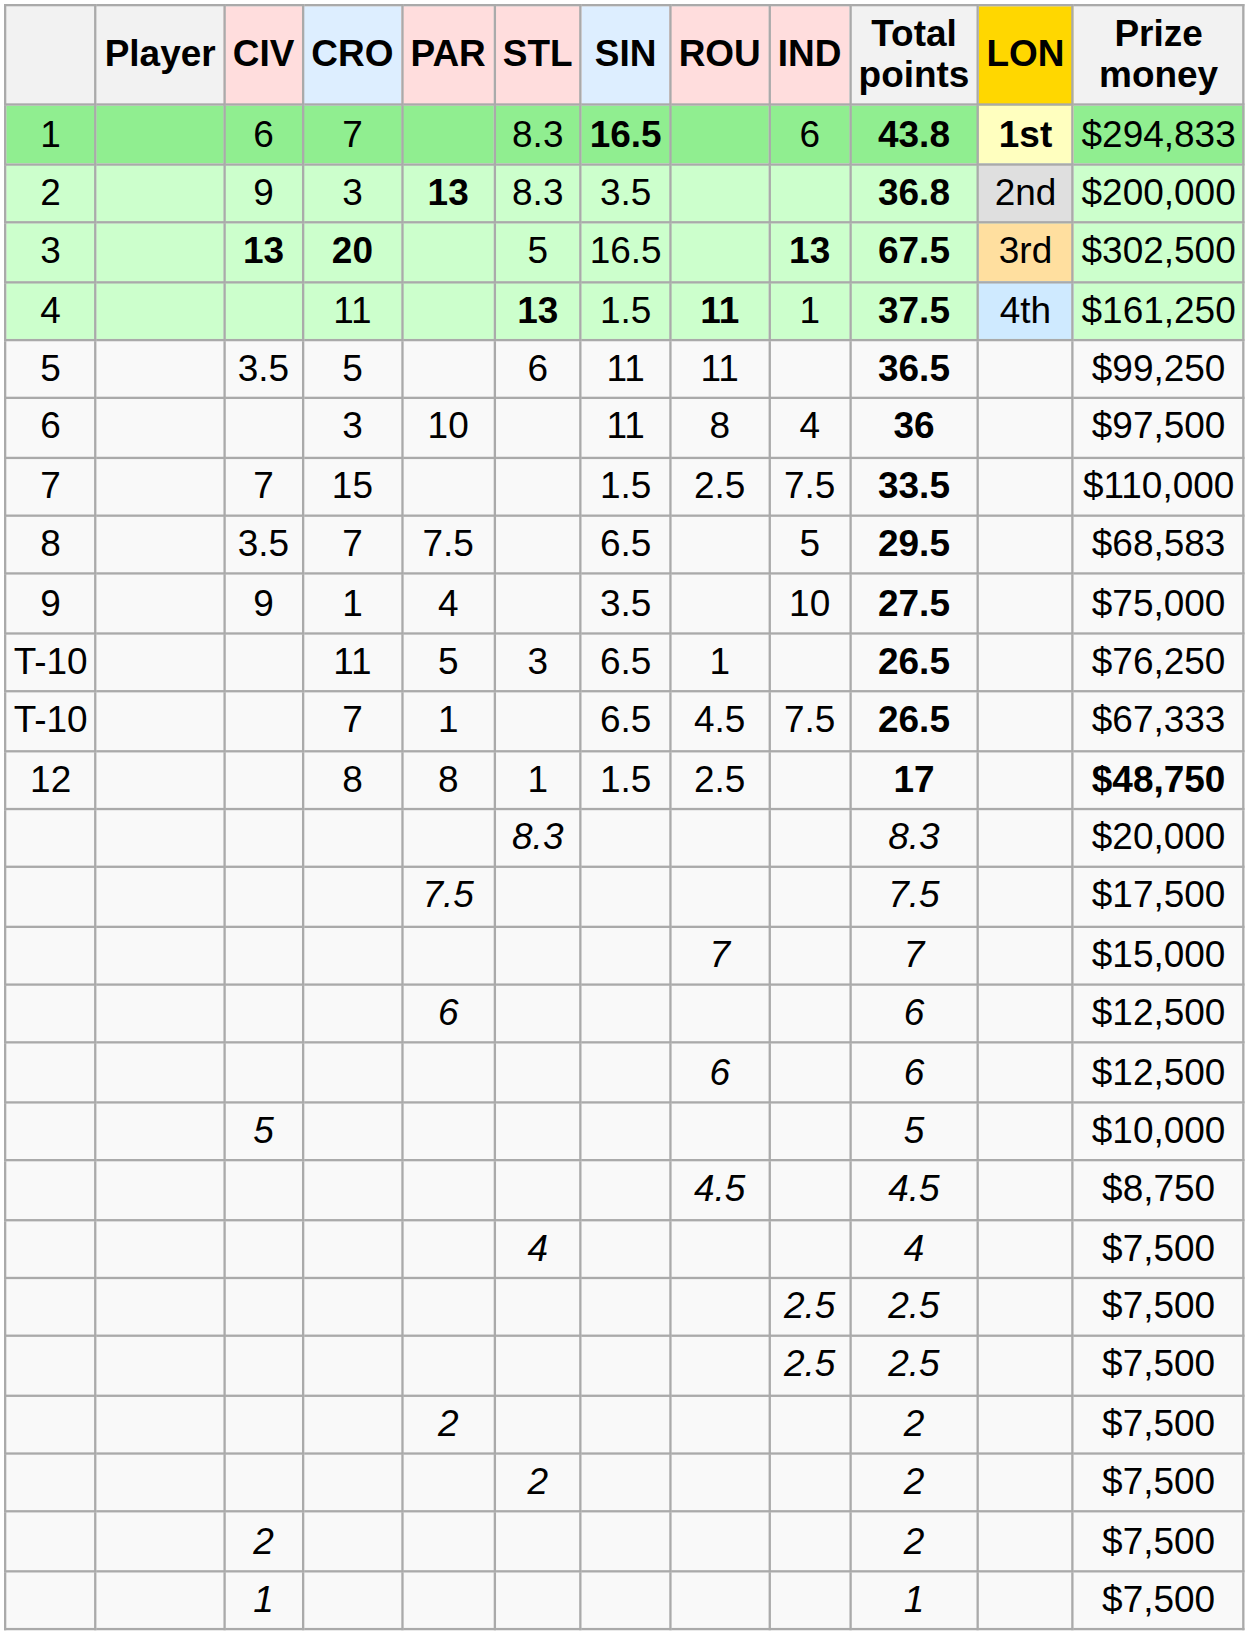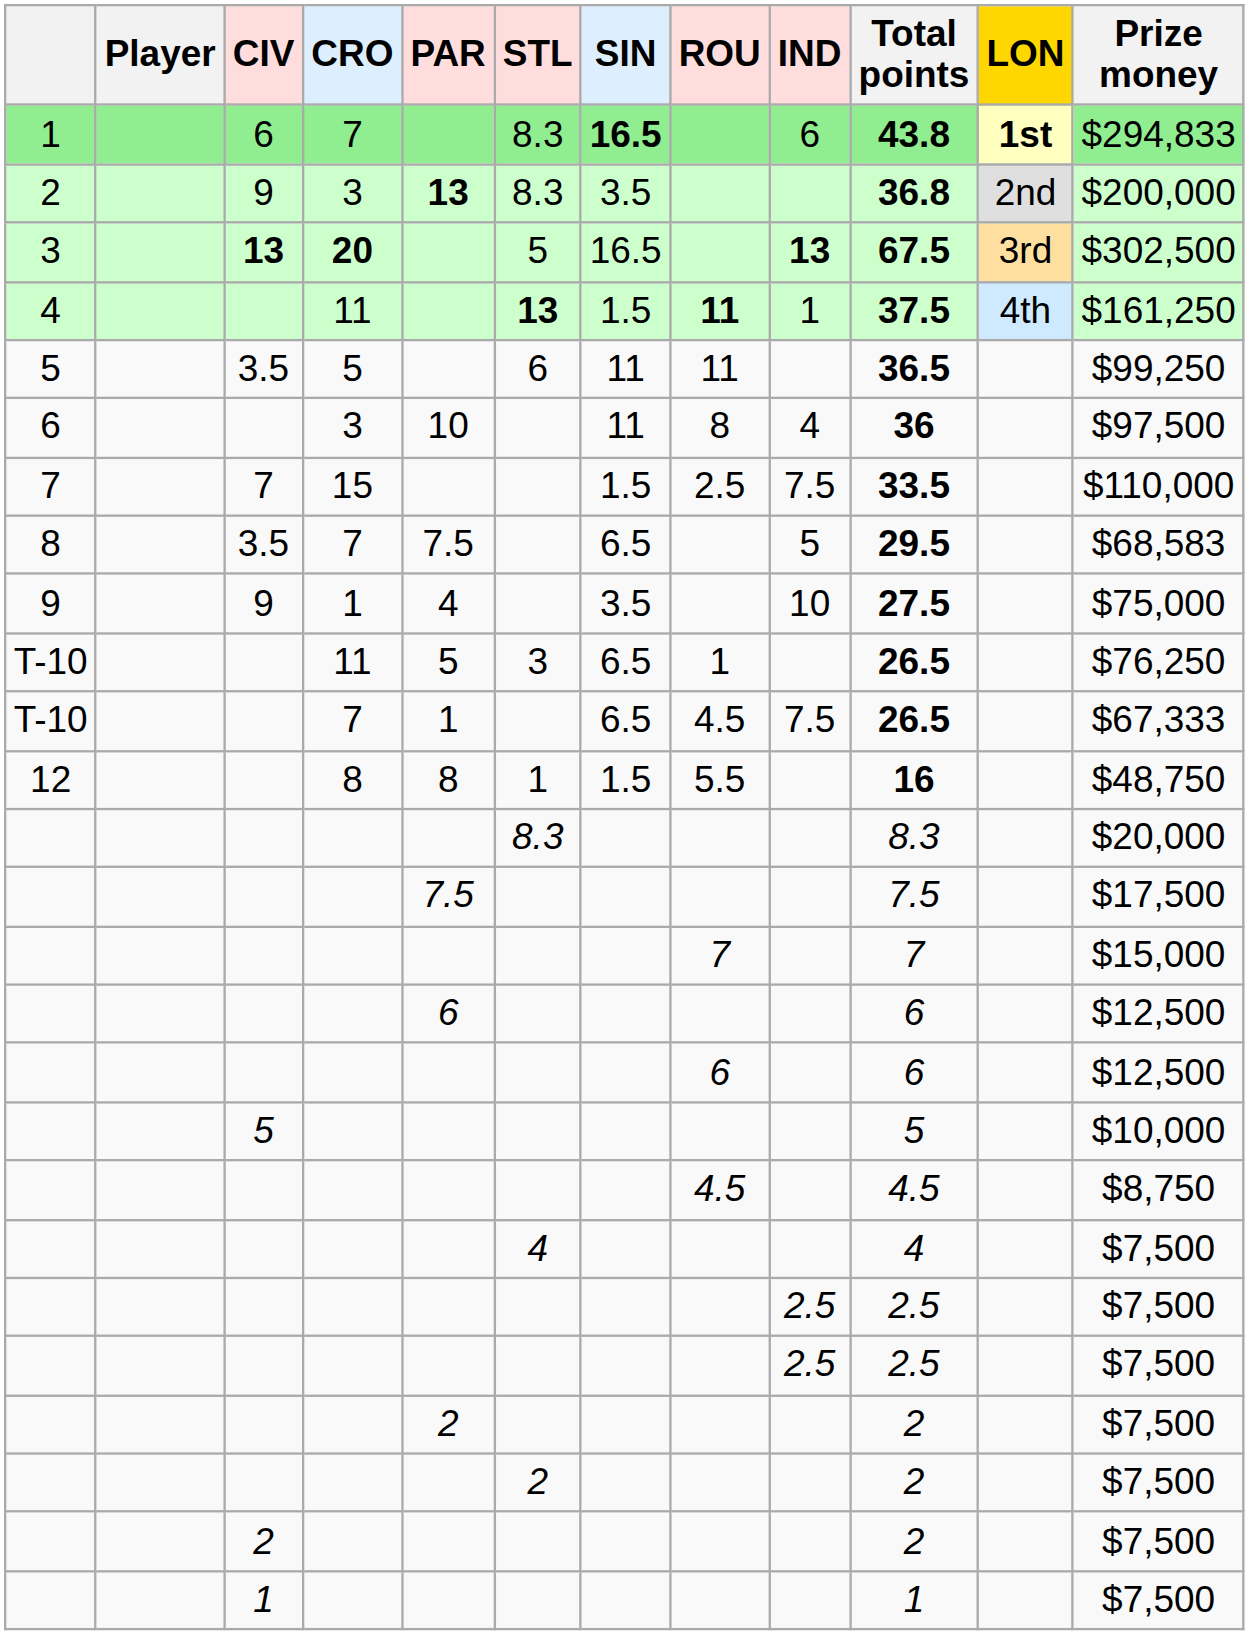(720, 778) 2.5 -> (720, 778) 5.5
(914, 778) 17 -> (914, 778) 16
(1159, 778) bold -> (1159, 778) normal
